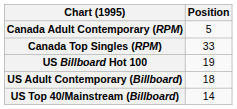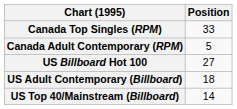rows swapped: (95, 46) <-> (95, 29)
(209, 63) 19 -> (209, 63) 27
